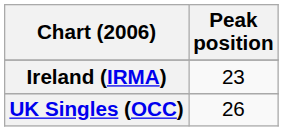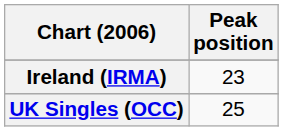(233, 109) 26 -> (233, 109) 25
